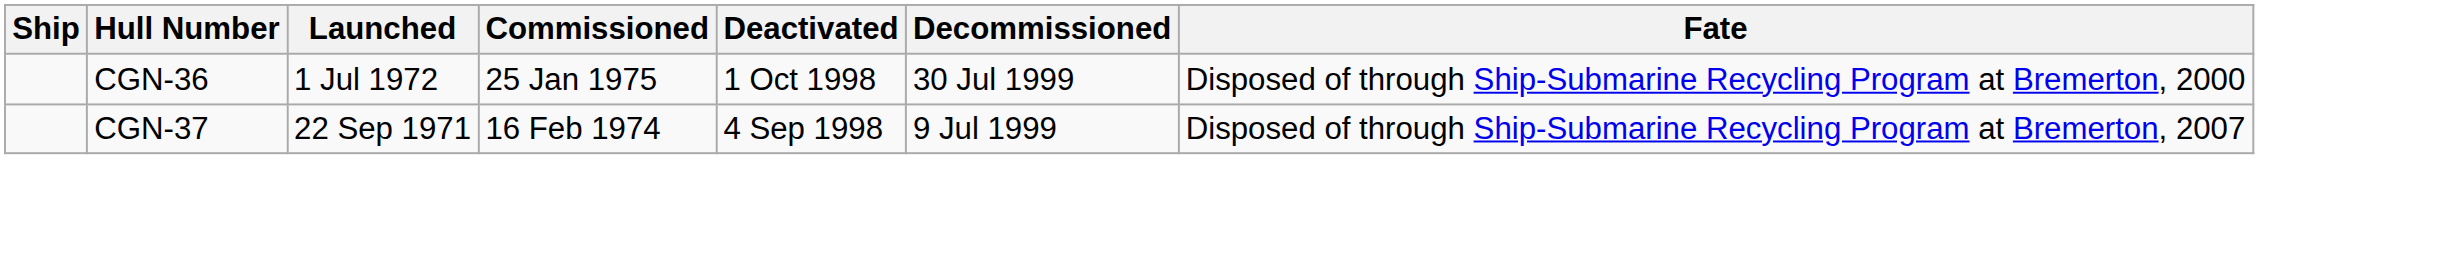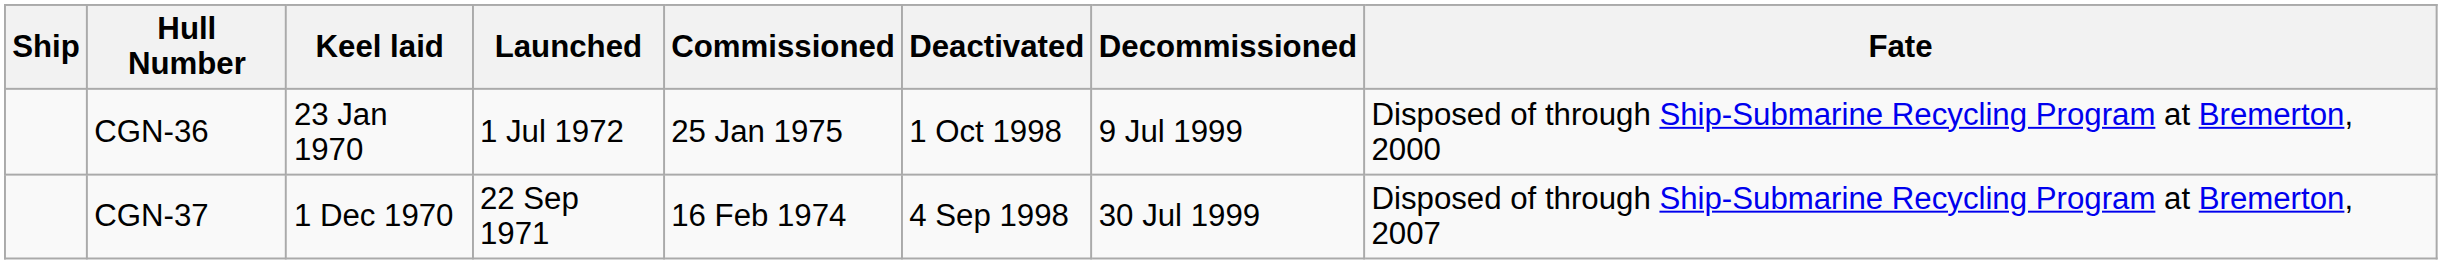+ column: (380, 46)
(994, 78) 30 Jul 1999 -> (1171, 131) 9 Jul 1999
(985, 128) 9 Jul 1999 -> (1179, 215) 30 Jul 1999
